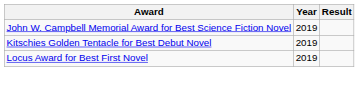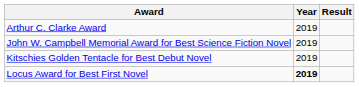+ row: (56, 27)
(307, 58) normal -> (307, 74) bold
